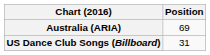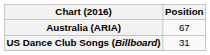(184, 27) 69 -> (184, 27) 67
